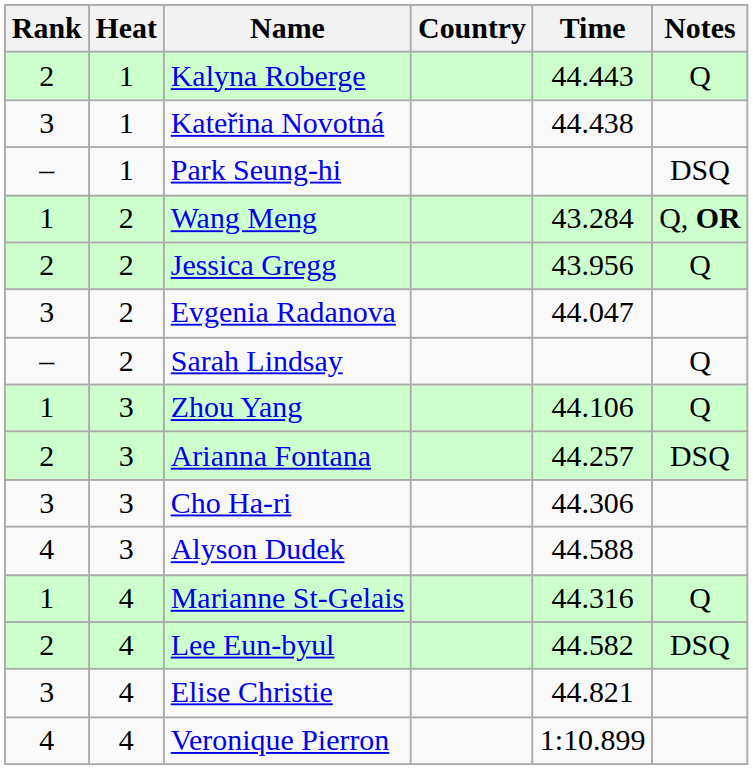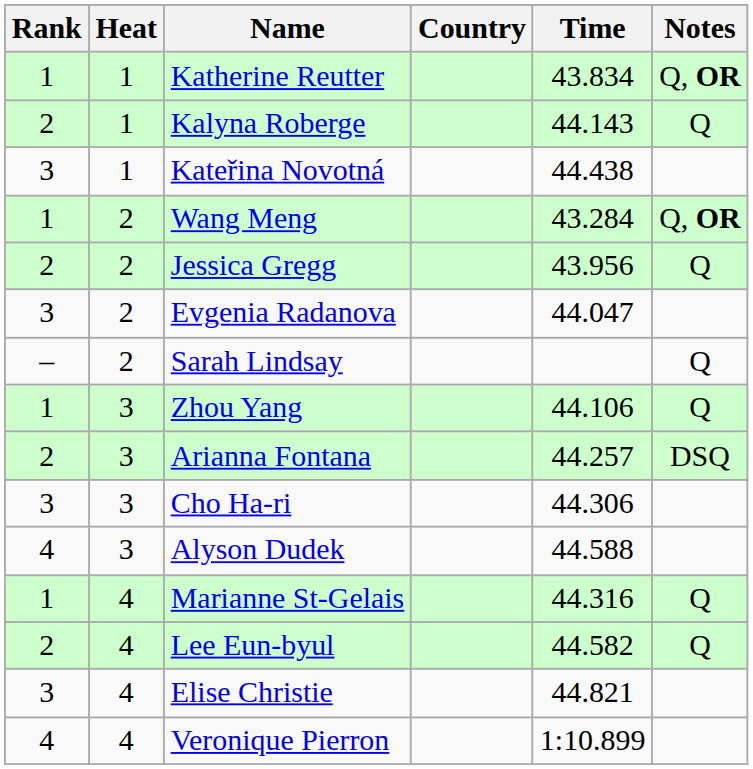+ row: (278, 75)
(593, 75) 44.443 -> (593, 123) 44.143
- row: (256, 170)
(700, 645) DSQ -> (700, 645) Q
